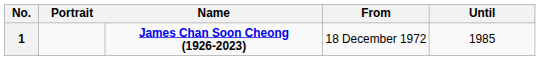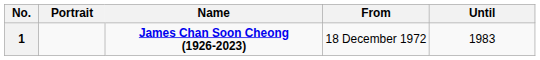(482, 39) 1985 -> (482, 39) 1983
